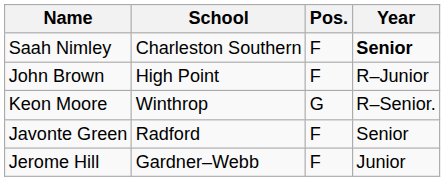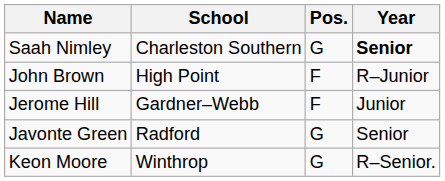(315, 47) F -> (317, 47) G
rows swapped: (54, 162) <-> (58, 104)
(315, 133) F -> (317, 133) G
